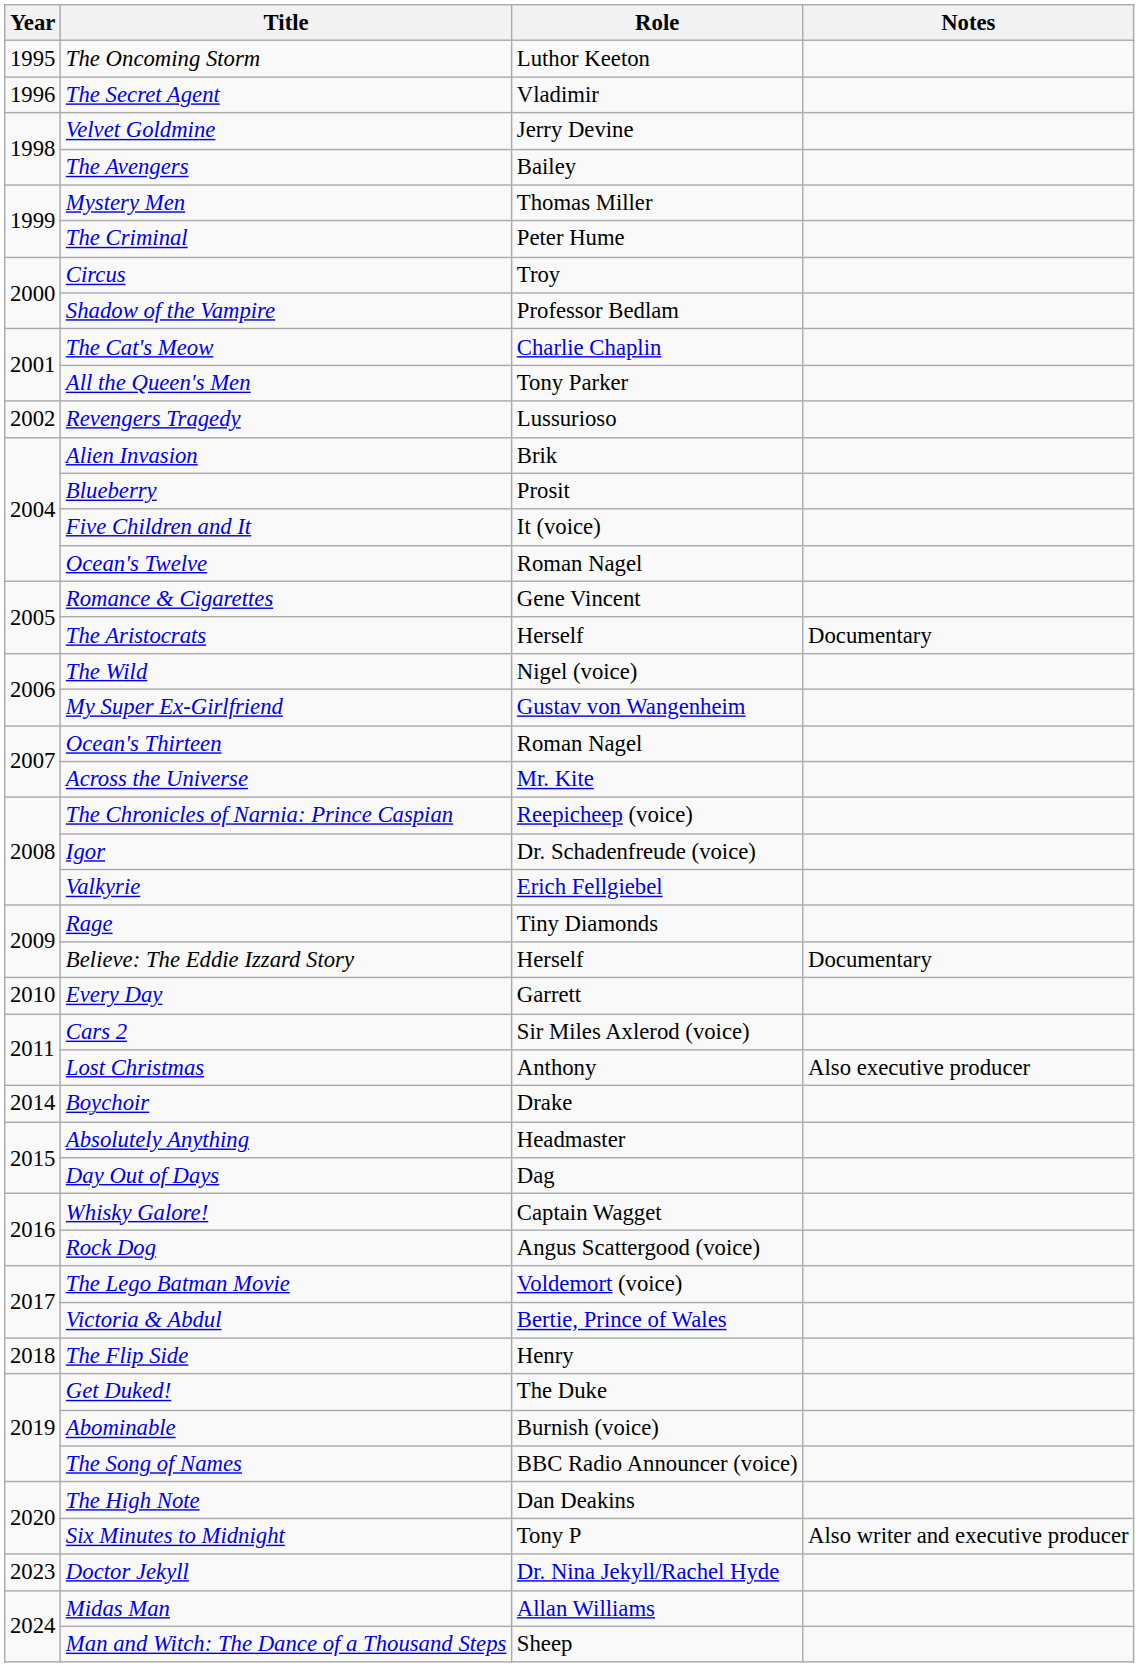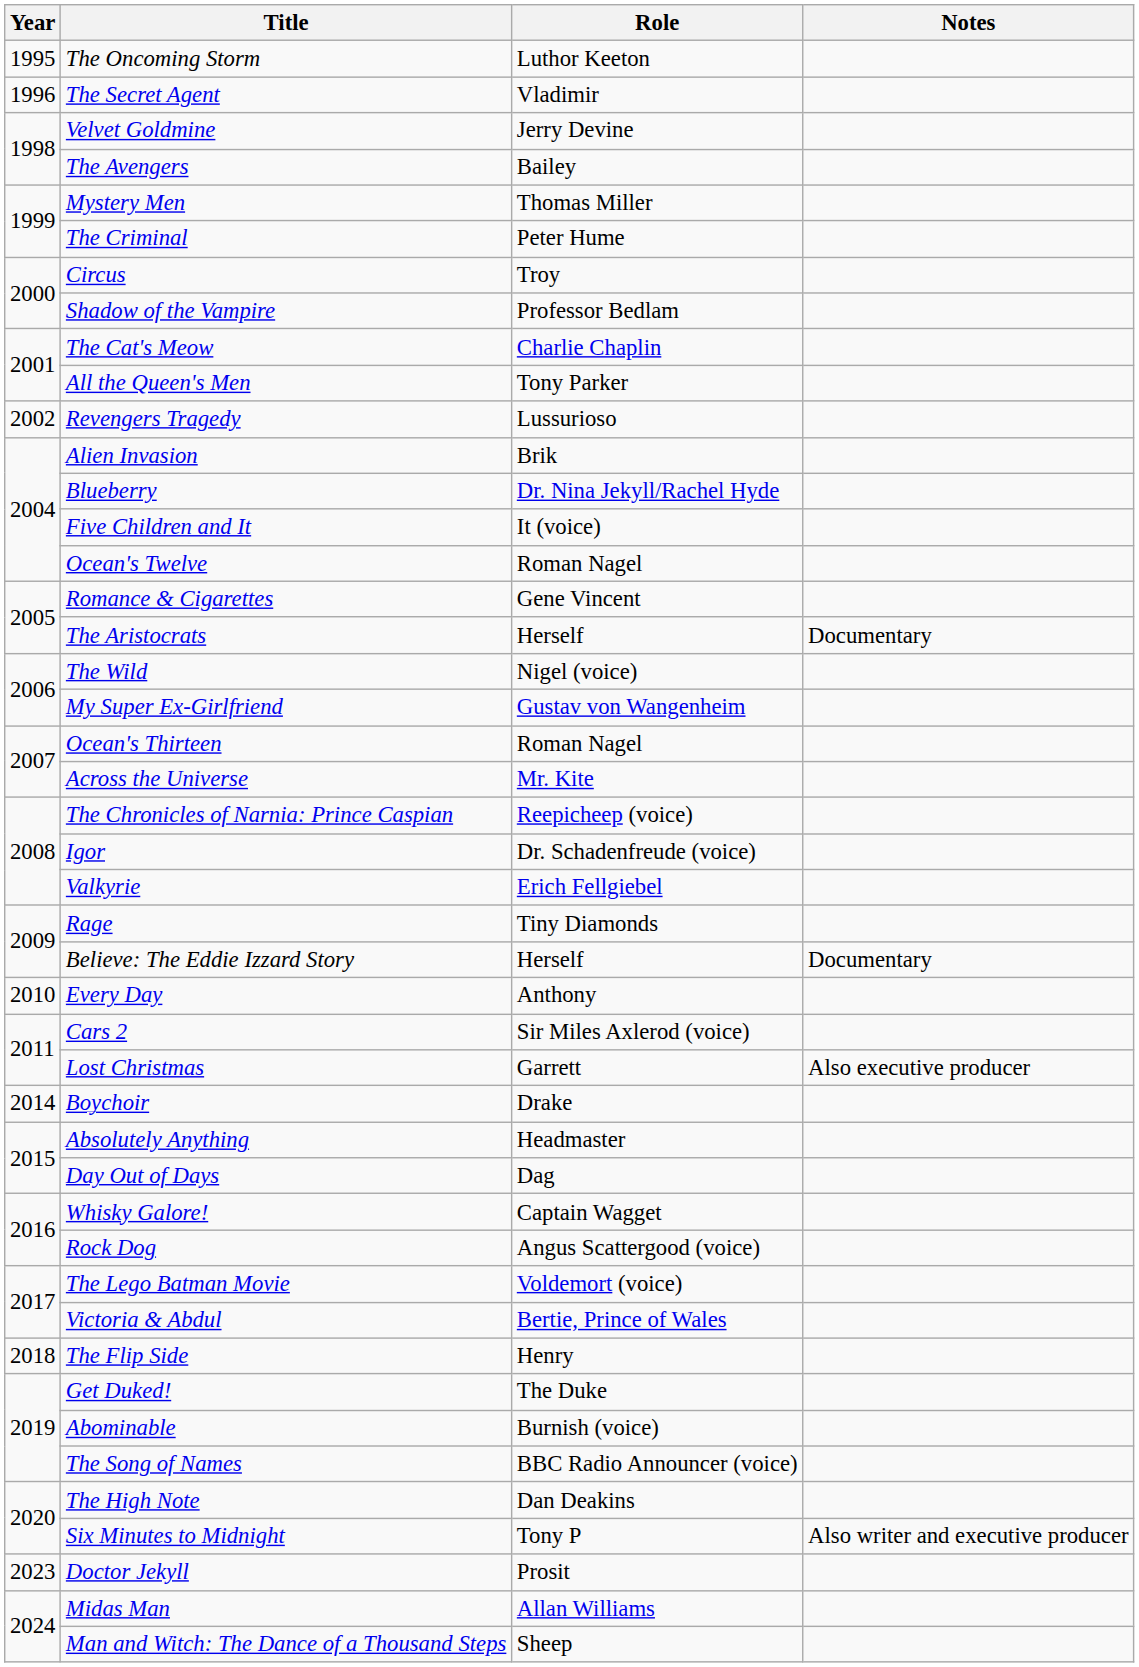(543, 490) Prosit -> (648, 490) Dr. Nina Jekyll/Rachel Hyde
(549, 995) Garrett -> (557, 995) Anthony
(557, 1067) Anthony -> (549, 1067) Garrett
(648, 1571) Dr. Nina Jekyll/Rachel Hyde -> (543, 1571) Prosit
